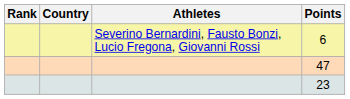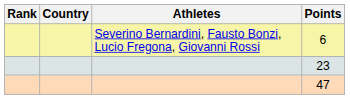rows swapped: (323, 85) <-> (323, 66)
